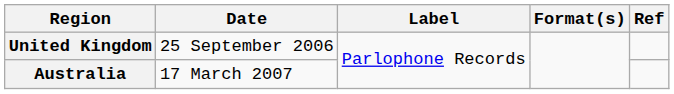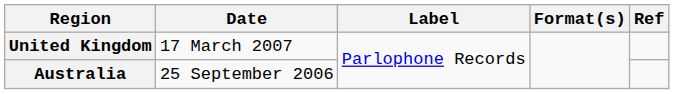(247, 46) 25 September 2006 -> (226, 46) 17 March 2007
(226, 74) 17 March 2007 -> (247, 74) 25 September 2006
